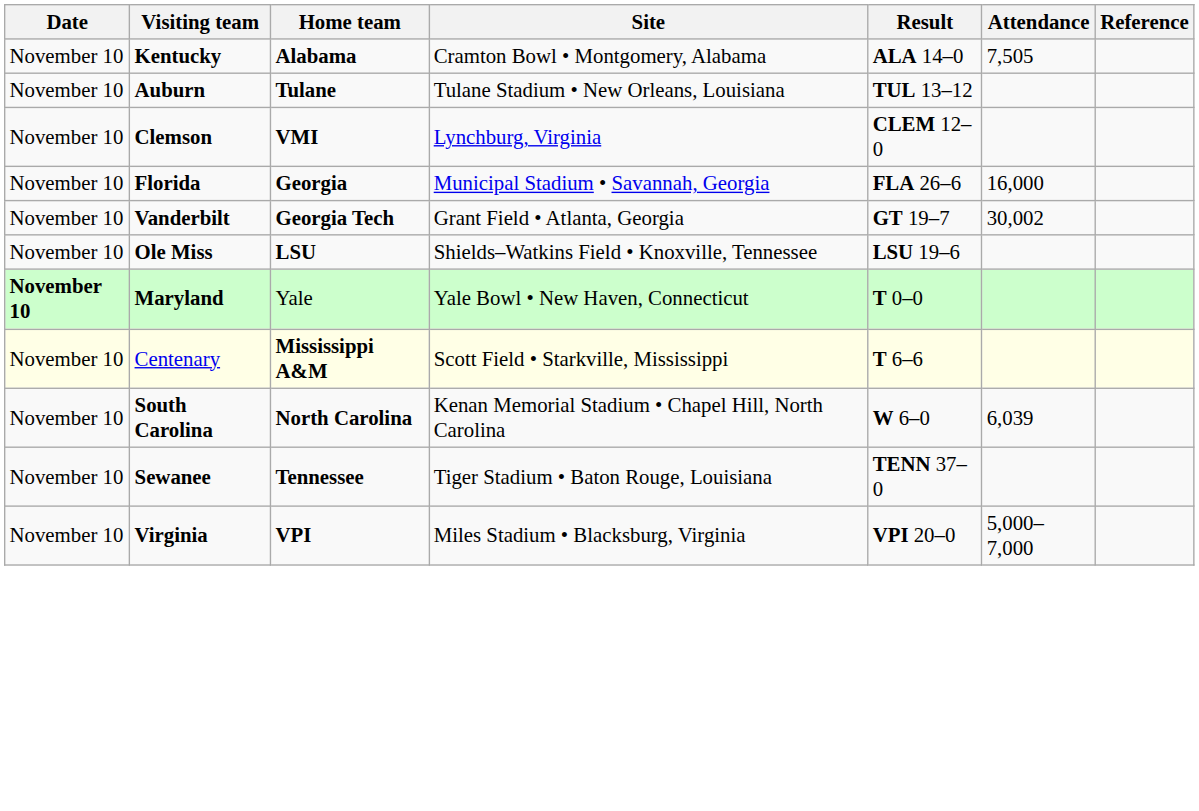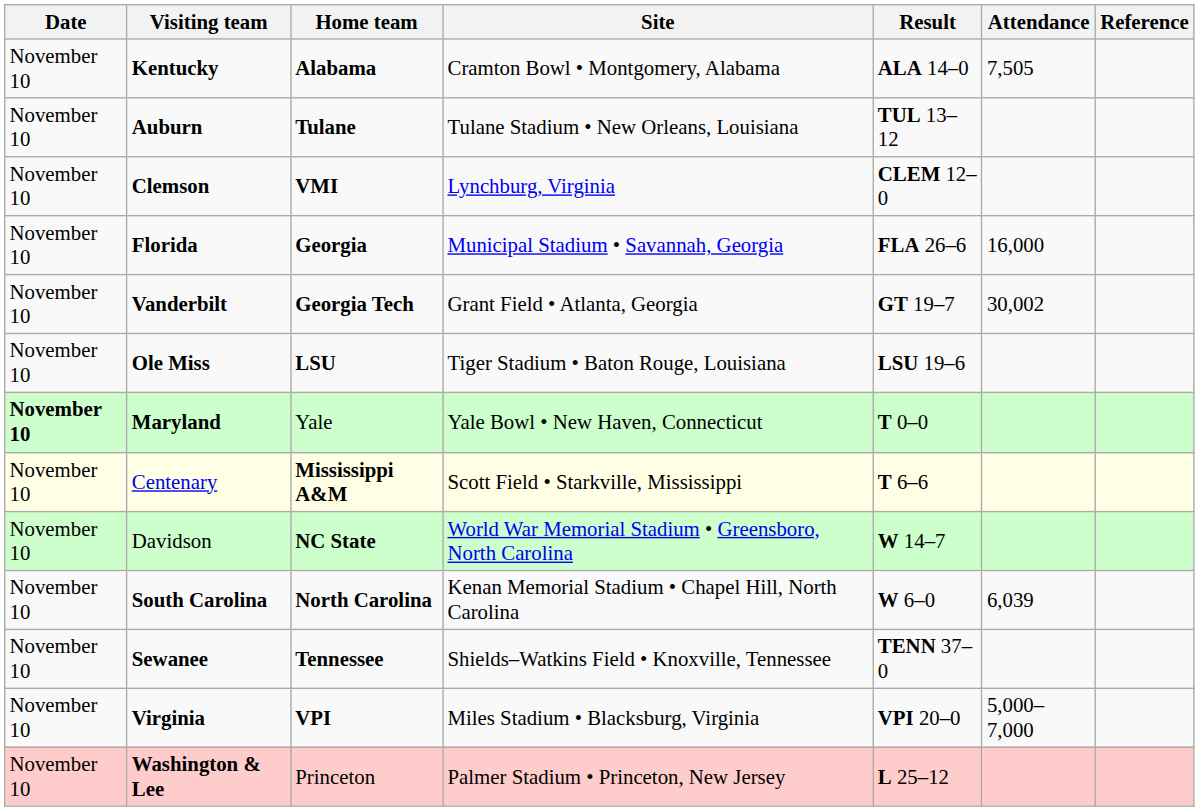(625, 252) Shields–Watkins Field • Knoxville, Tennessee -> (617, 363) Tiger Stadium • Baton Rouge, Louisiana
+ row: (172, 540)
(603, 476) Tiger Stadium • Baton Rouge, Louisiana -> (639, 658) Shields–Watkins Field • Knoxville, Tennessee
+ row: (196, 776)
